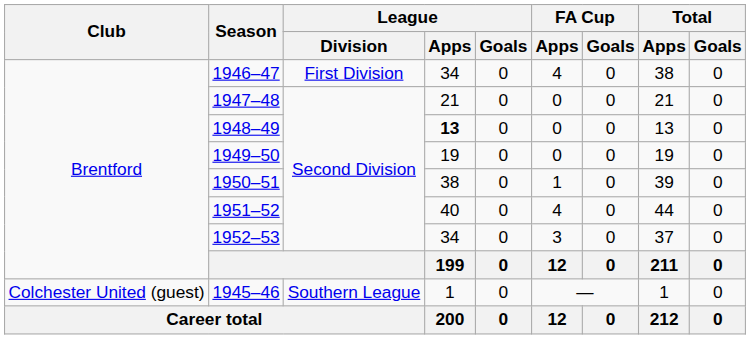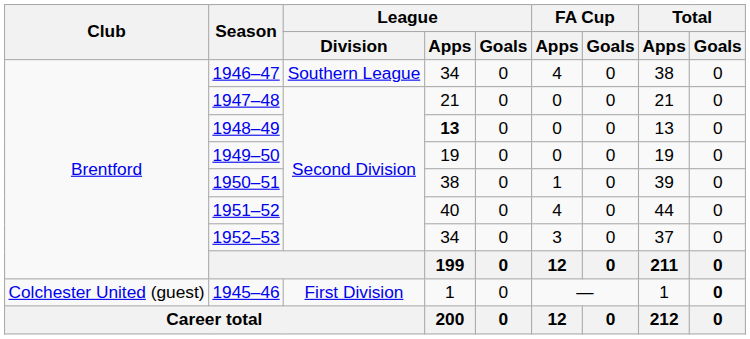(354, 73) First Division -> (354, 73) Southern League
(354, 292) Southern League -> (354, 292) First Division
(718, 292) normal -> (718, 292) bold
